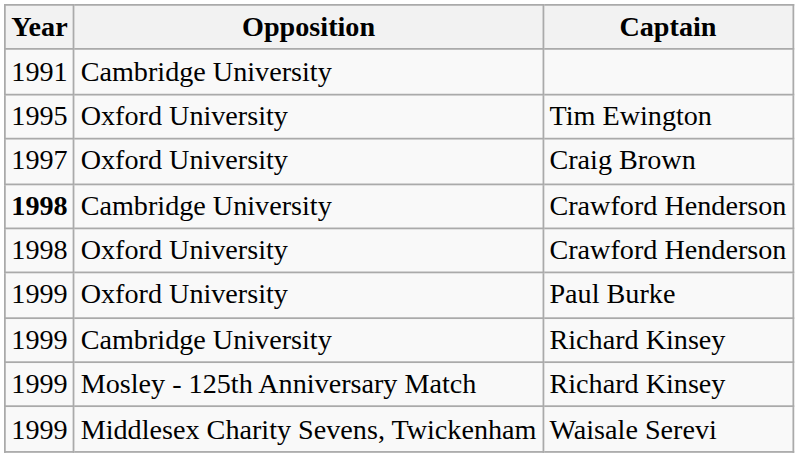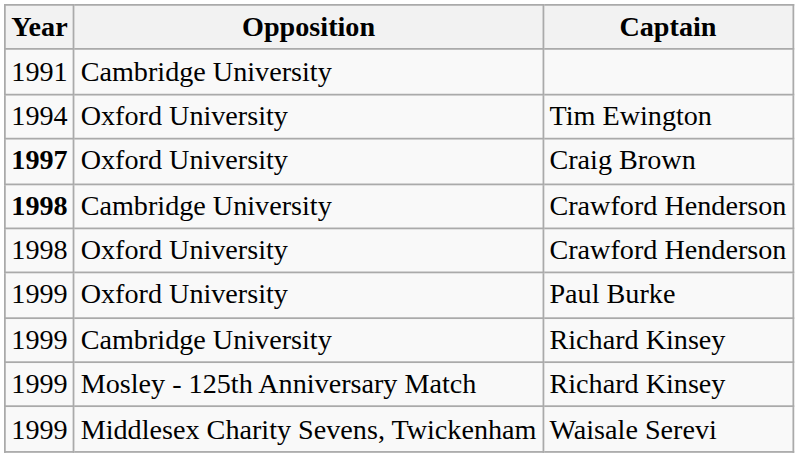(40, 116) 1995 -> (40, 116) 1994
(40, 160) normal -> (40, 160) bold
